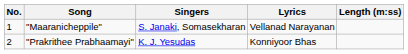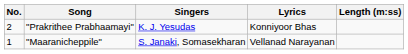rows swapped: (64, 27) <-> (80, 42)
